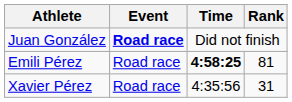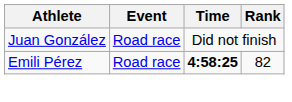(148, 40) bold -> (147, 40) normal
(266, 63) 81 -> (263, 63) 82
- row: (50, 86)
